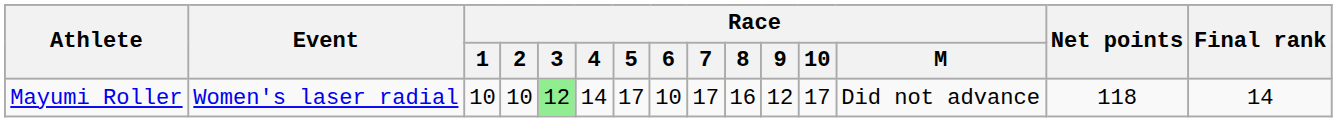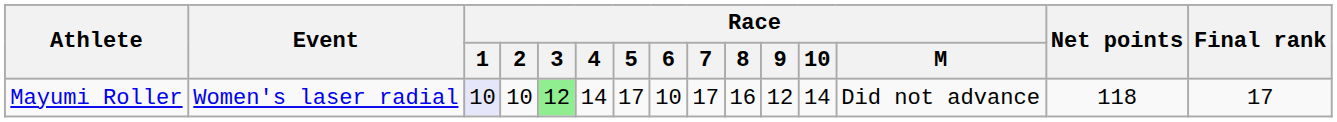(482, 98) no background -> (482, 98) lavender background
(817, 98) 17 -> (817, 98) 14
(1260, 98) 14 -> (1260, 98) 17
